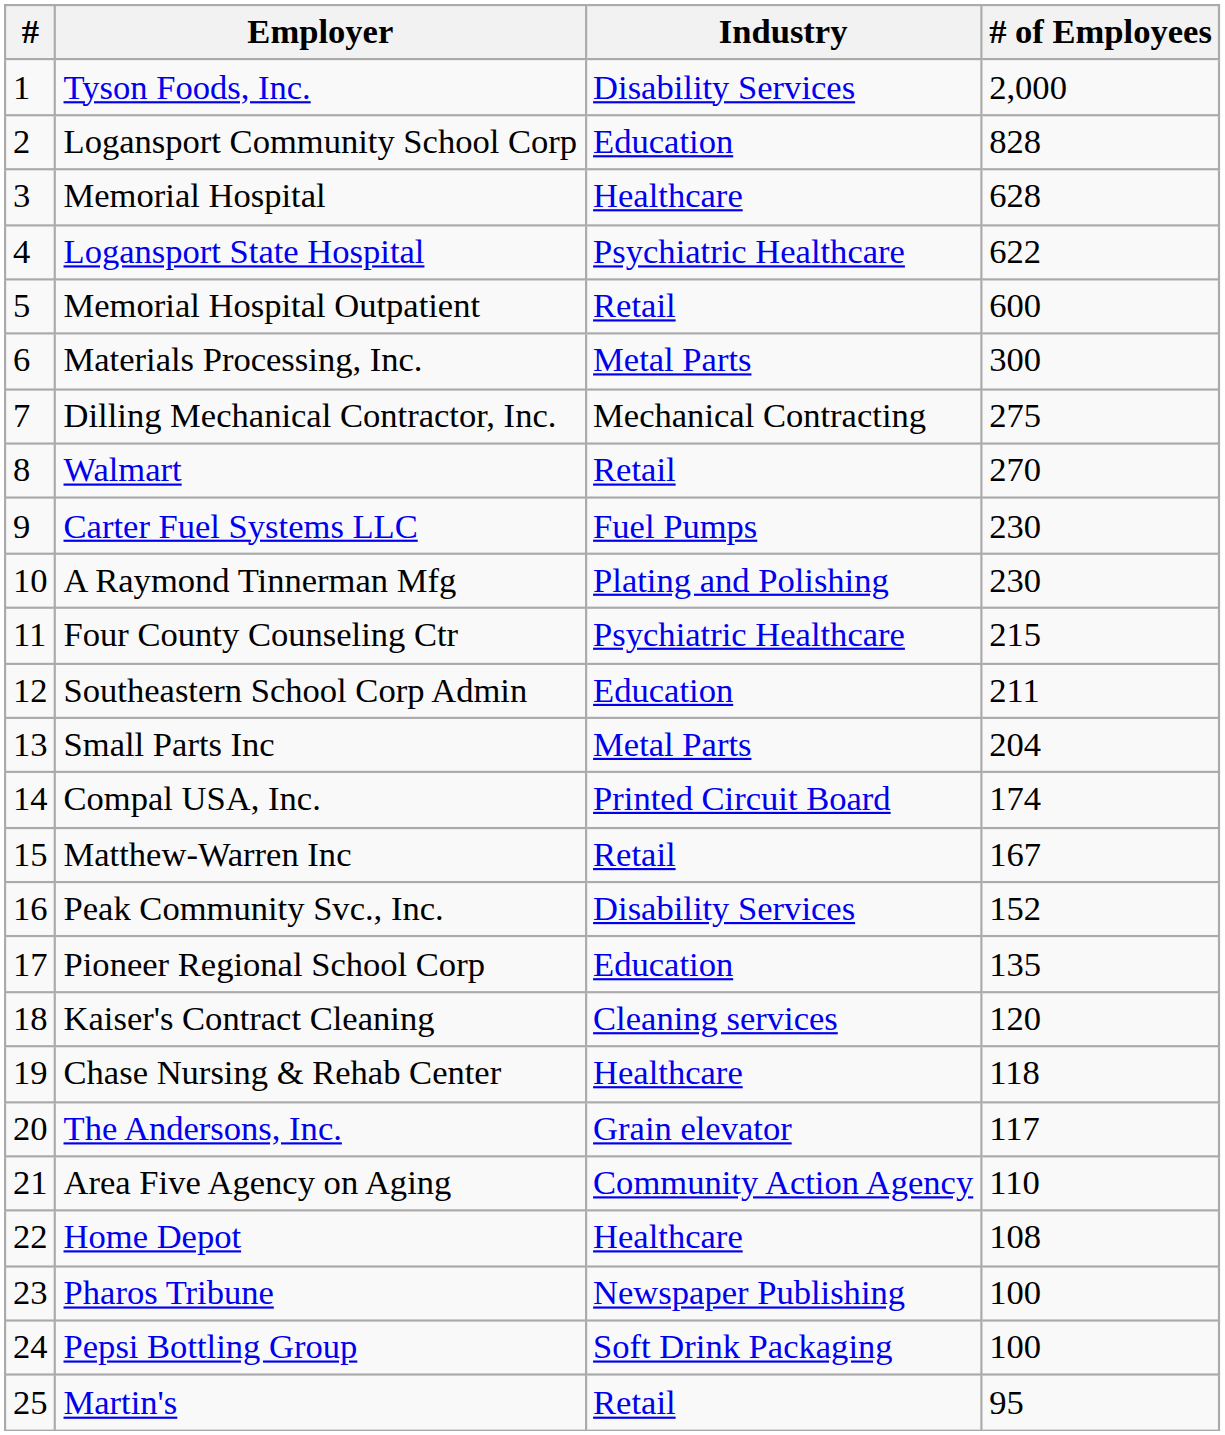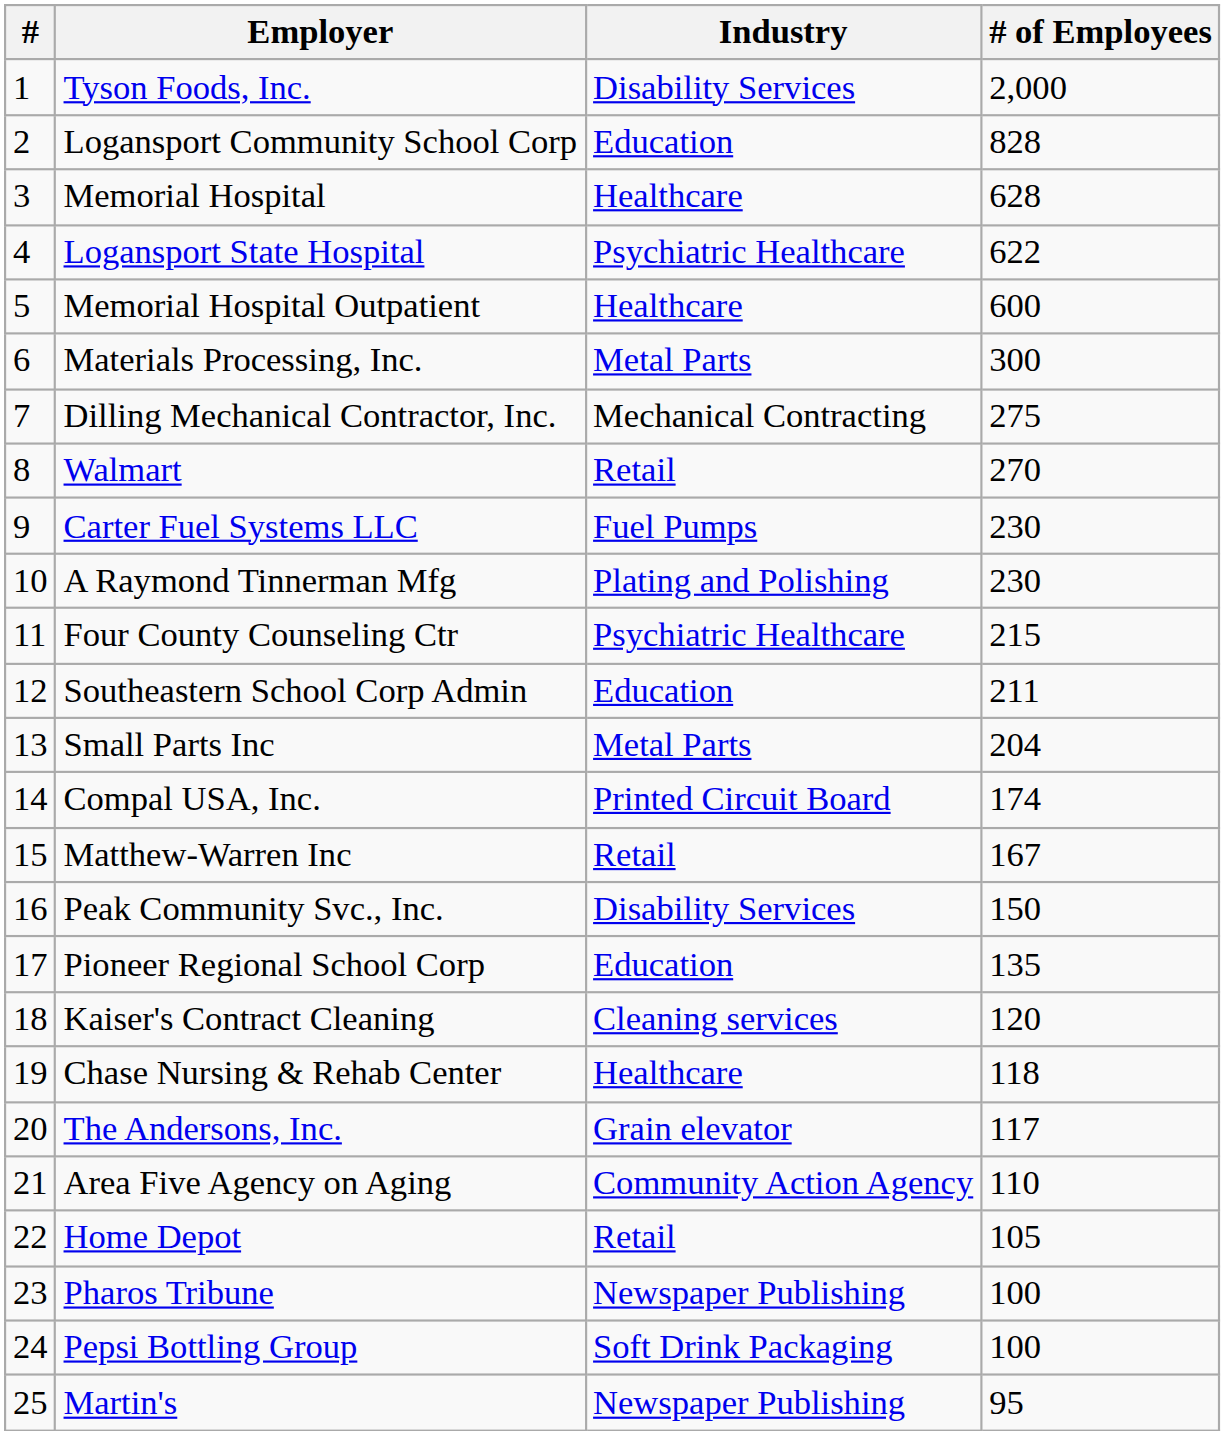(634, 305) Retail -> (668, 305) Healthcare
(1015, 908) 152 -> (1015, 908) 150
(668, 1237) Healthcare -> (634, 1237) Retail
(1015, 1237) 108 -> (1015, 1237) 105
(634, 1402) Retail -> (749, 1402) Newspaper Publishing
